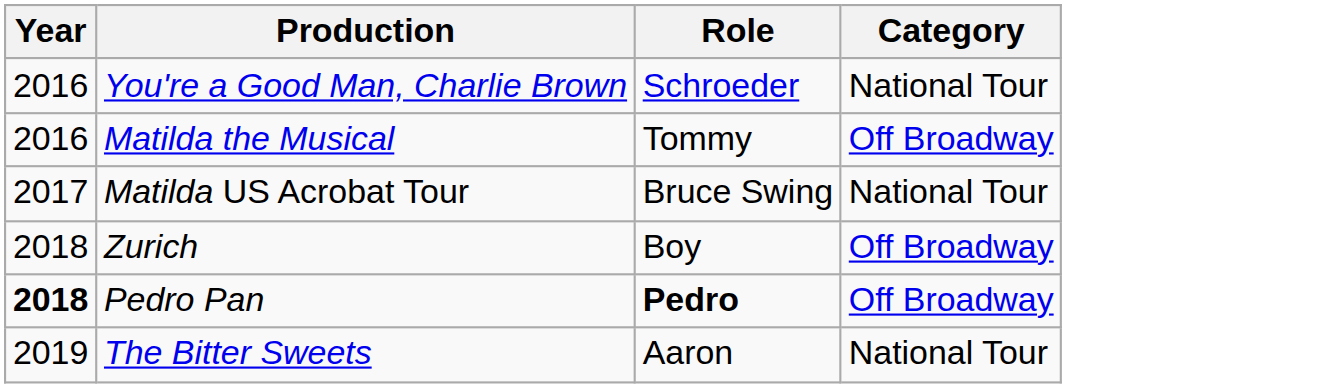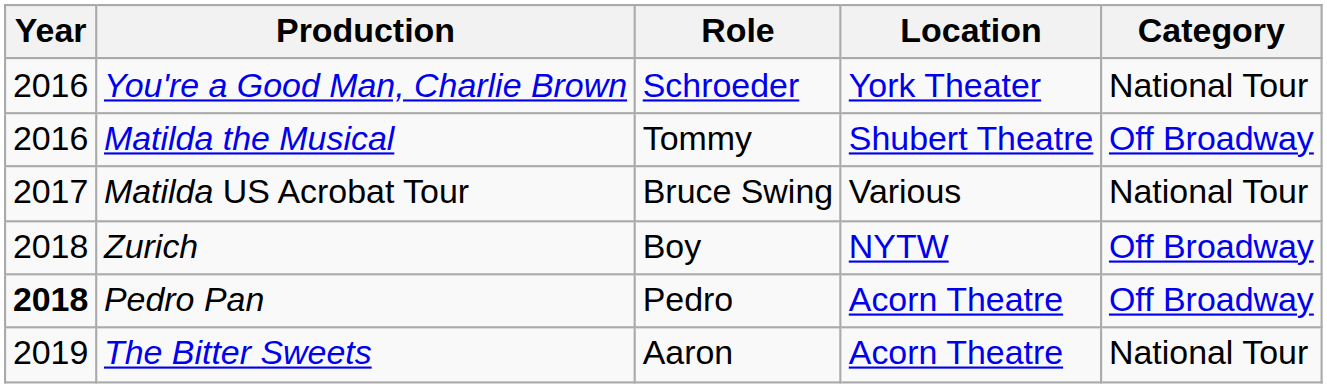+ column: (971, 31)
(691, 300) bold -> (688, 300) normal
